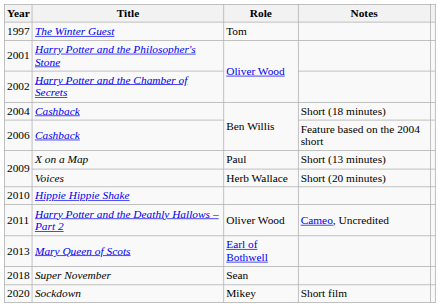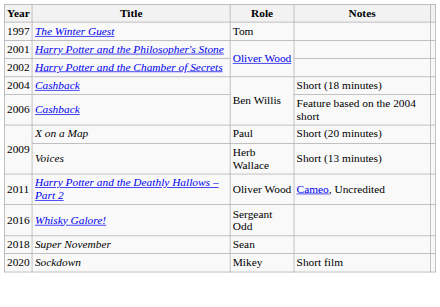(343, 159) Short (13 minutes) -> (339, 134) Short (20 minutes)
(343, 177) Short (20 minutes) -> (339, 158) Short (13 minutes)
- row: (18, 195)
- row: (18, 251)
+ row: (18, 220)
